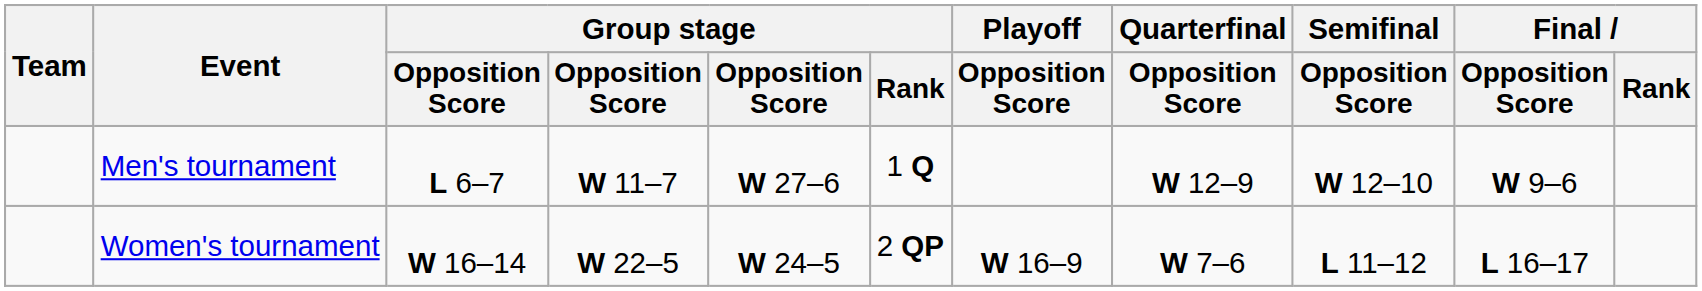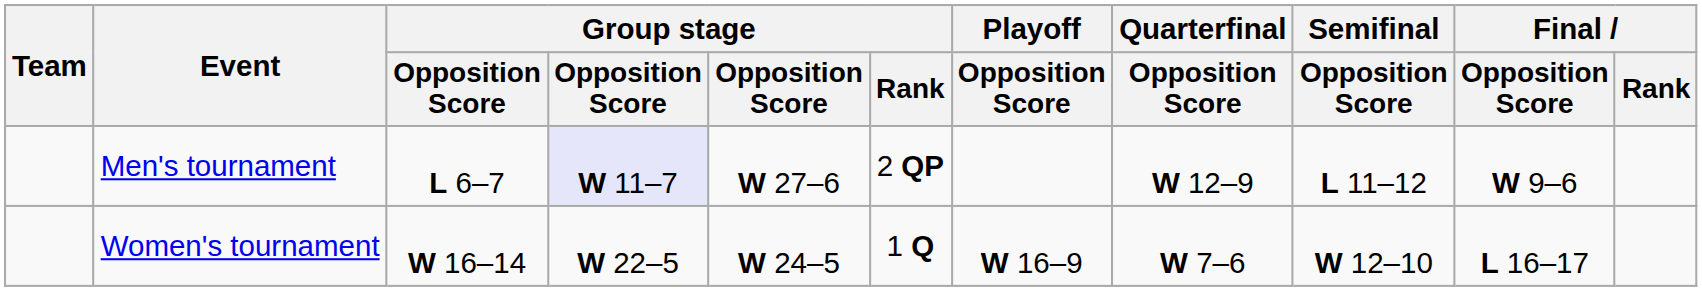(628, 183) no background -> (628, 183) lavender background
(910, 167) 1 Q -> (910, 167) 2 QP
(1374, 183) W 12–10 -> (1374, 183) L 11–12
(910, 246) 2 QP -> (910, 246) 1 Q
(1374, 262) L 11–12 -> (1374, 262) W 12–10
